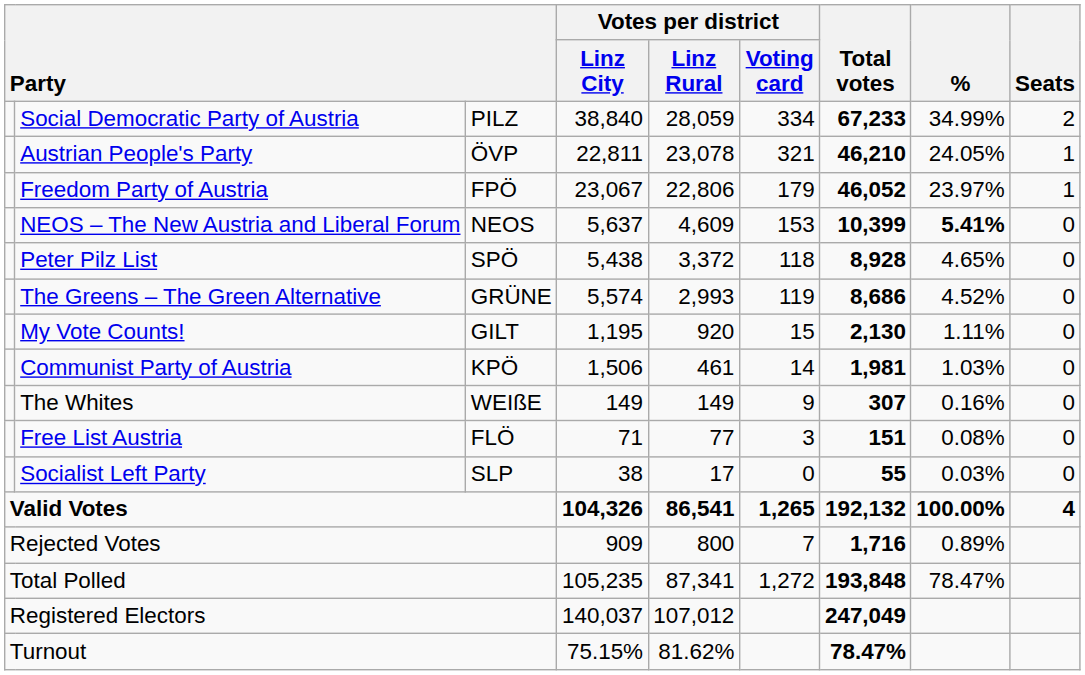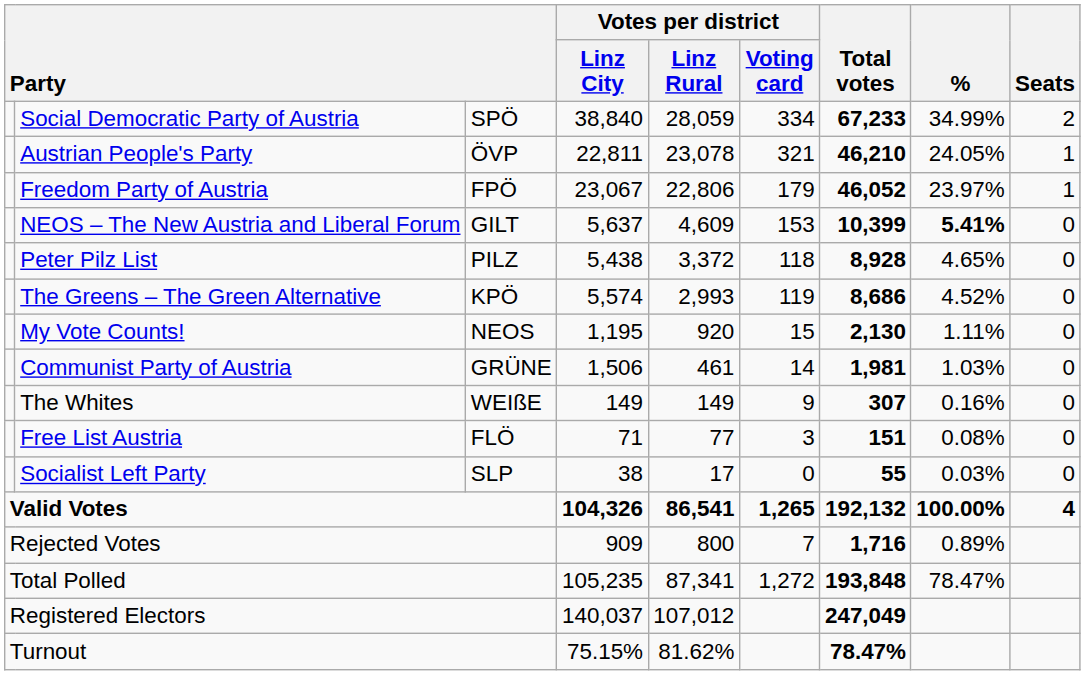(494, 118) PILZ -> (494, 118) SPÖ
(503, 225) NEOS -> (495, 225) GILT
(494, 260) SPÖ -> (494, 260) PILZ
(511, 296) GRÜNE -> (494, 296) KPÖ
(495, 331) GILT -> (503, 331) NEOS
(494, 367) KPÖ -> (511, 367) GRÜNE
